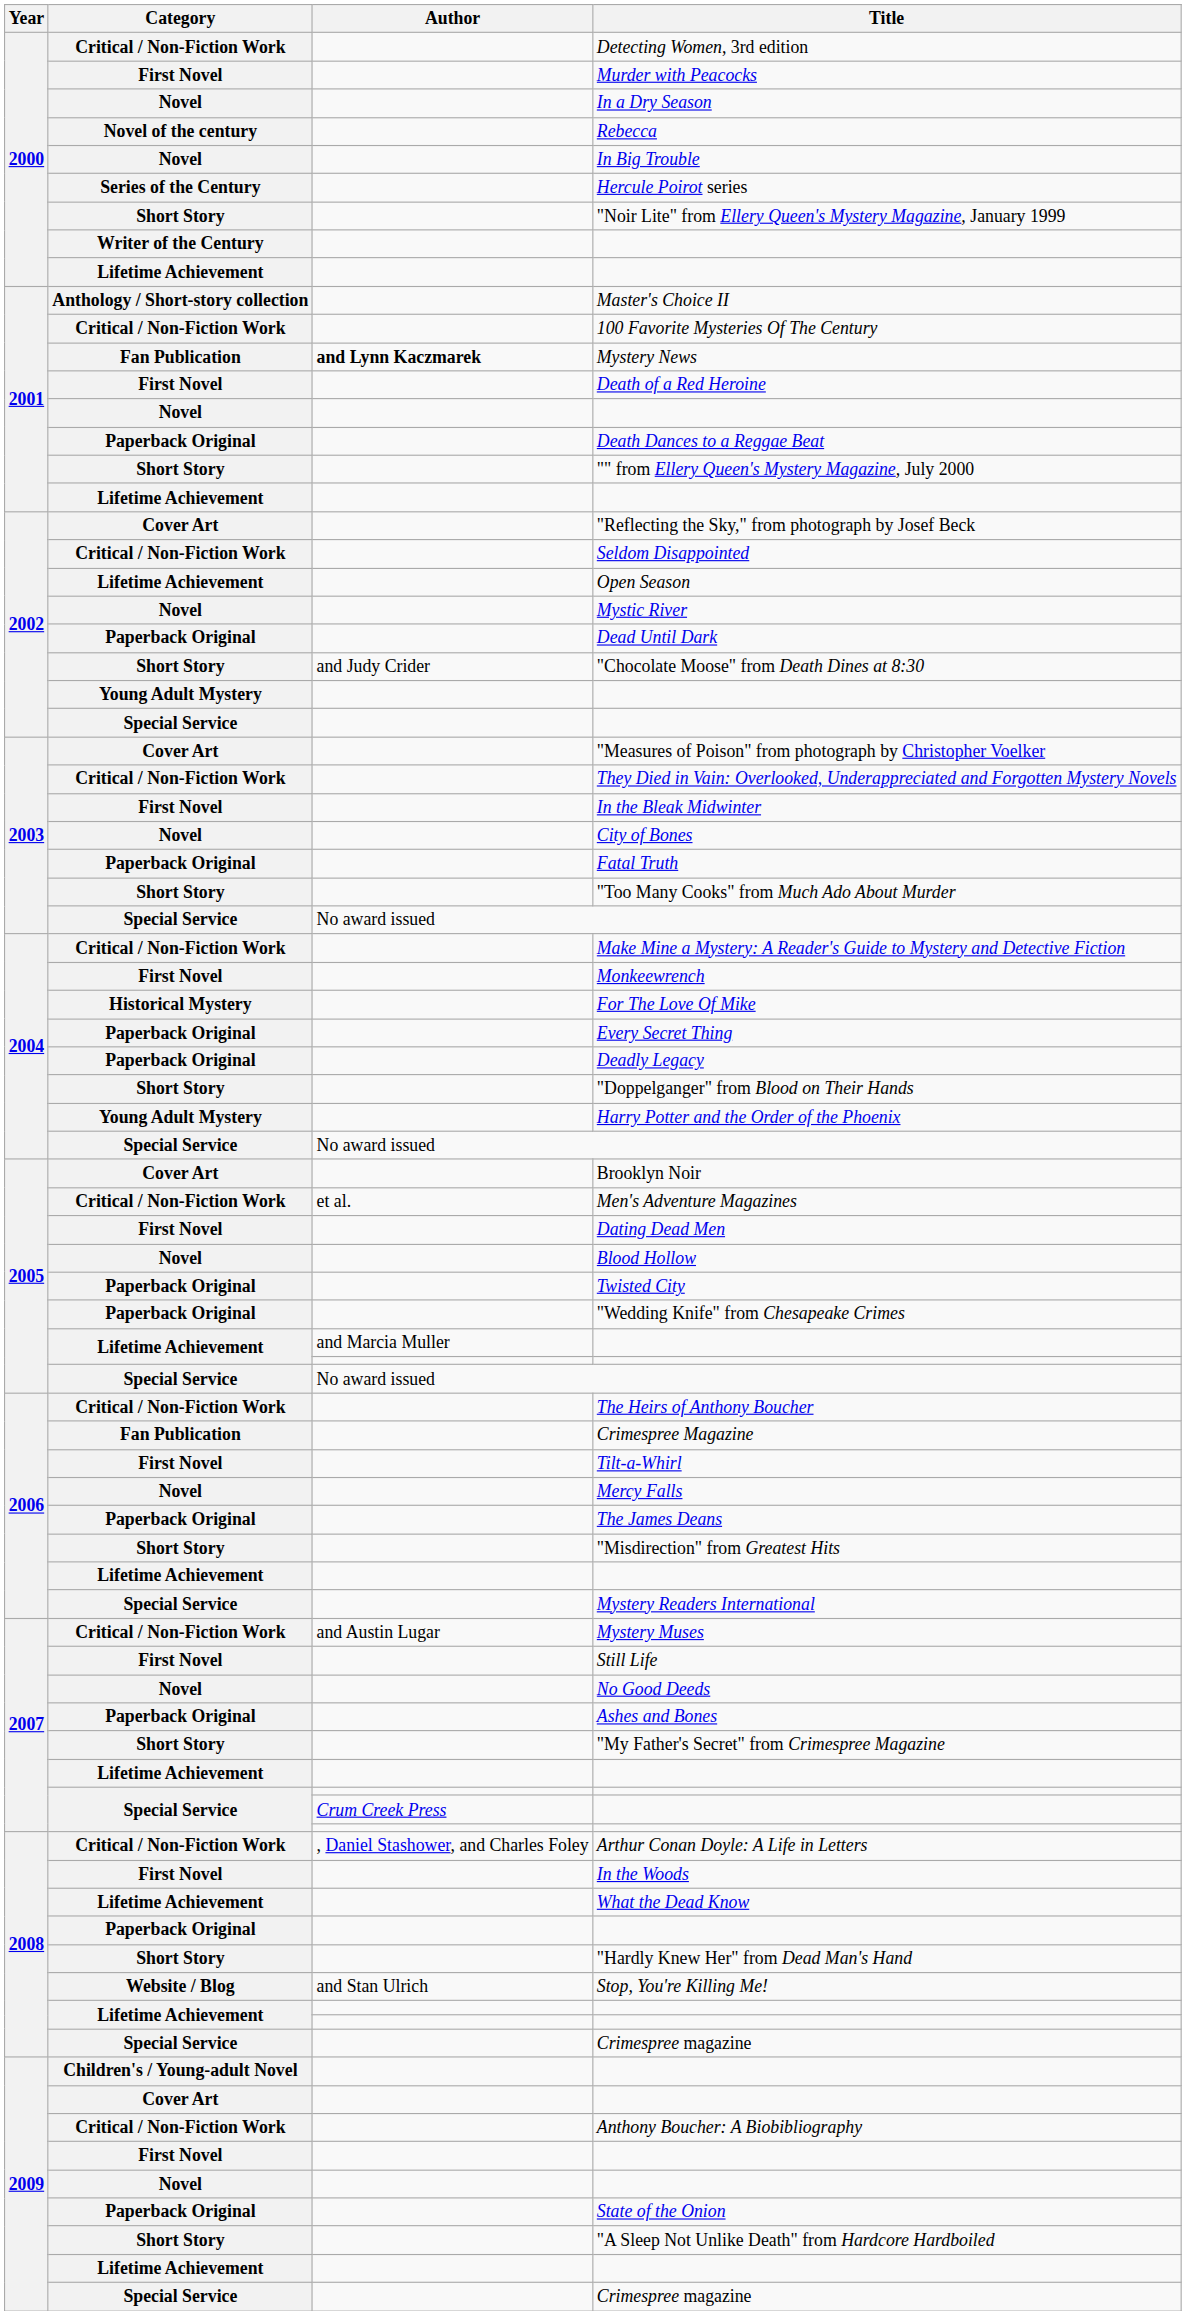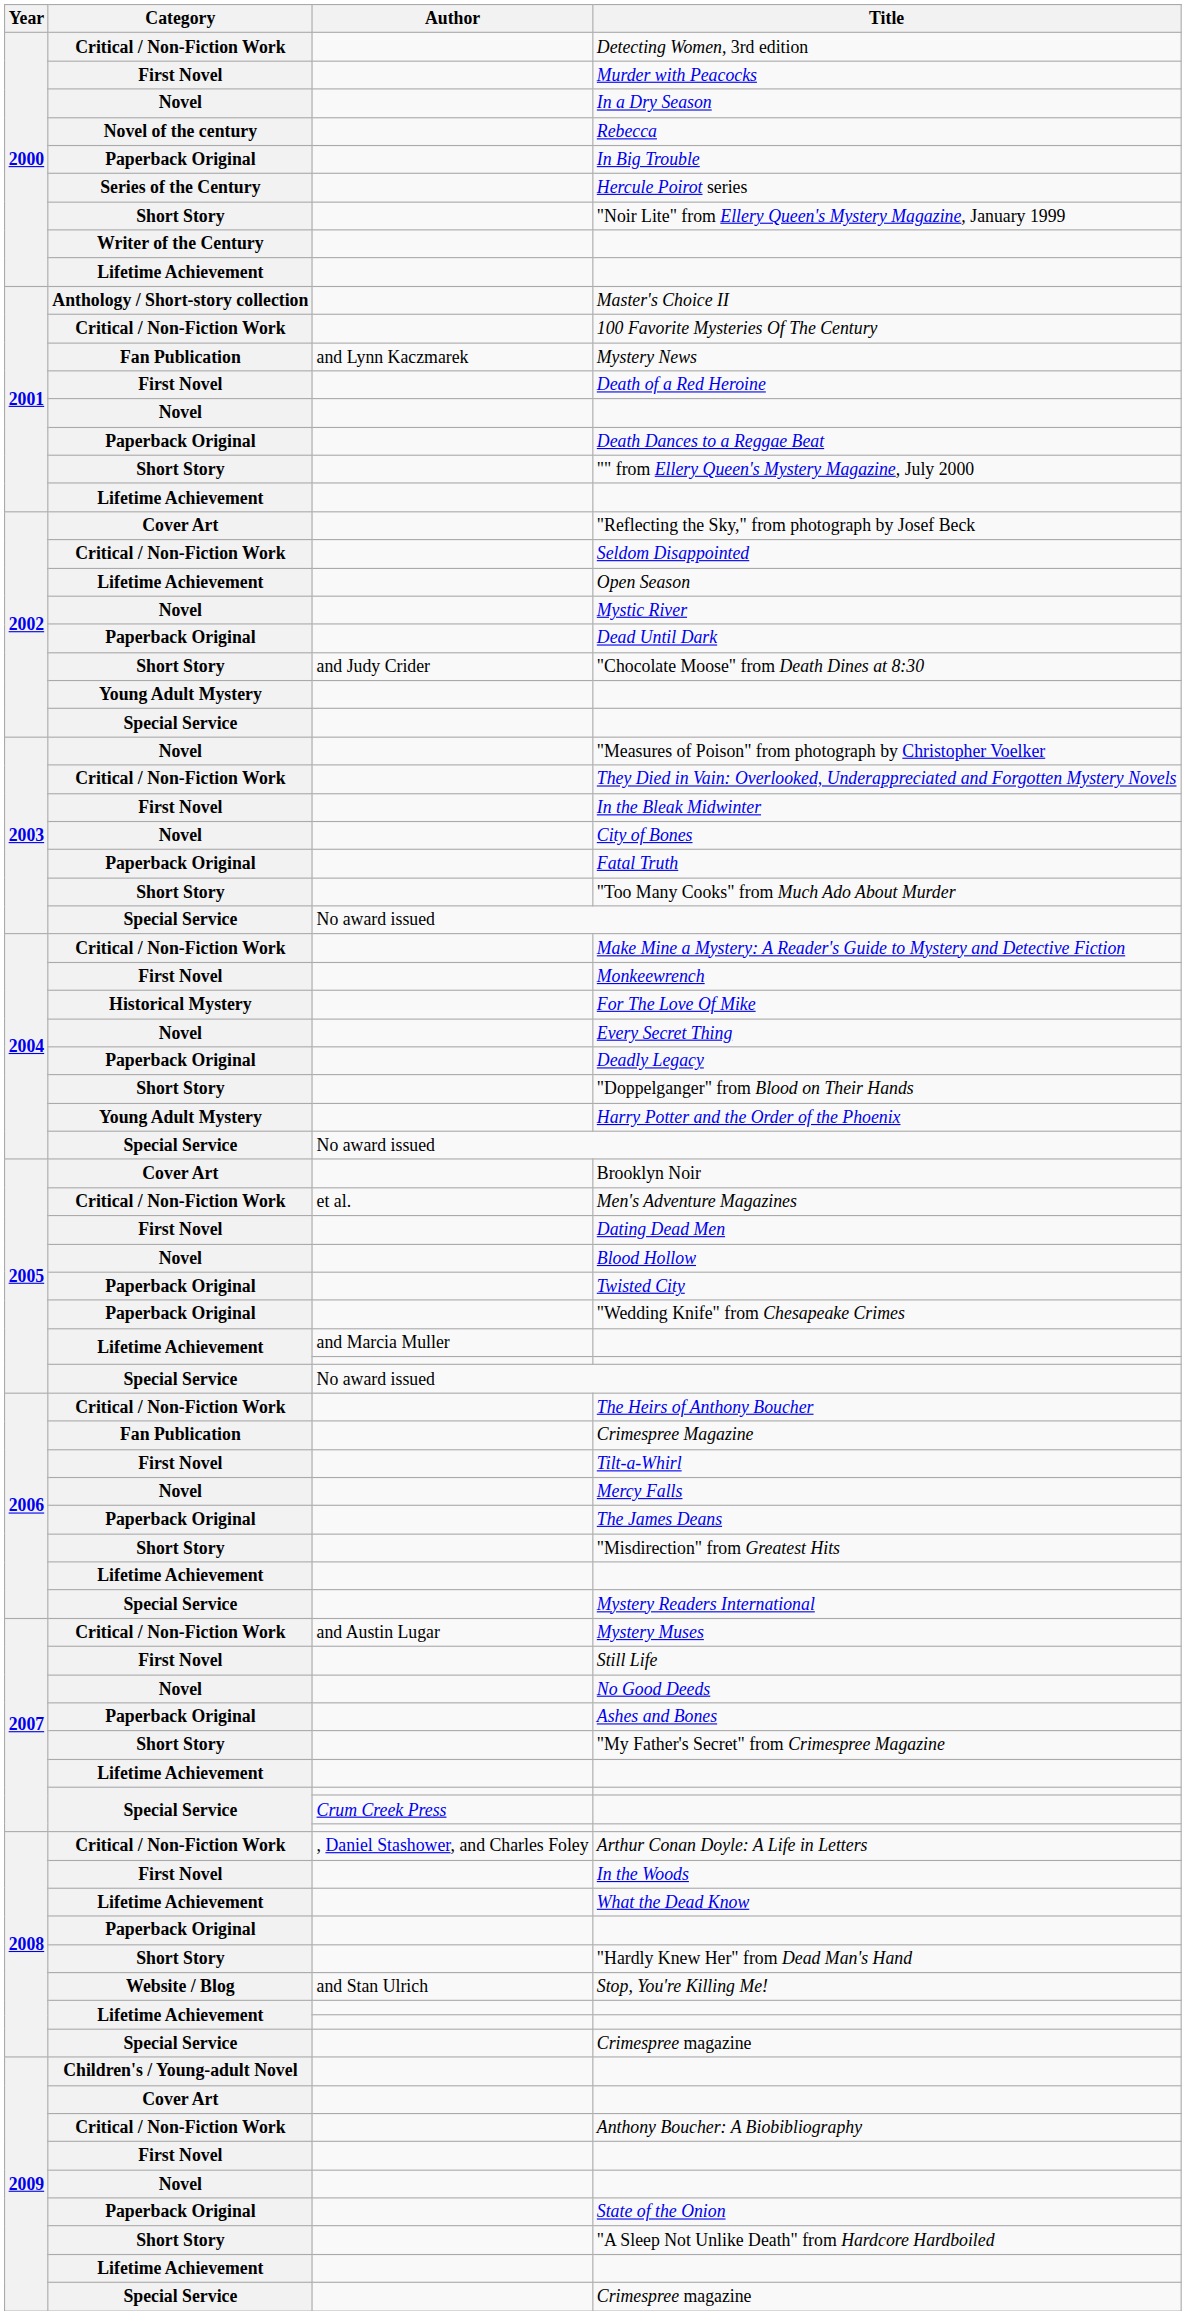(180, 159) Novel -> (180, 159) Paperback Original
(399, 356) bold -> (393, 356) normal
(180, 750) Cover Art -> (180, 750) Novel
(180, 1032) Paperback Original -> (180, 1032) Novel
